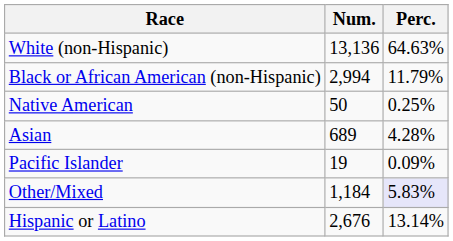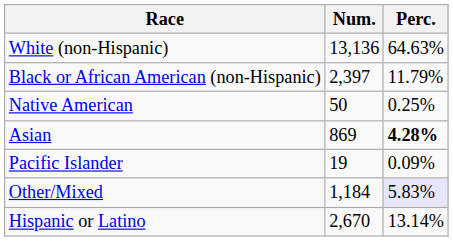(350, 76) 2,994 -> (350, 76) 2,397
(343, 134) 689 -> (343, 134) 869
(411, 134) normal -> (413, 134) bold
(350, 221) 2,676 -> (350, 221) 2,670
